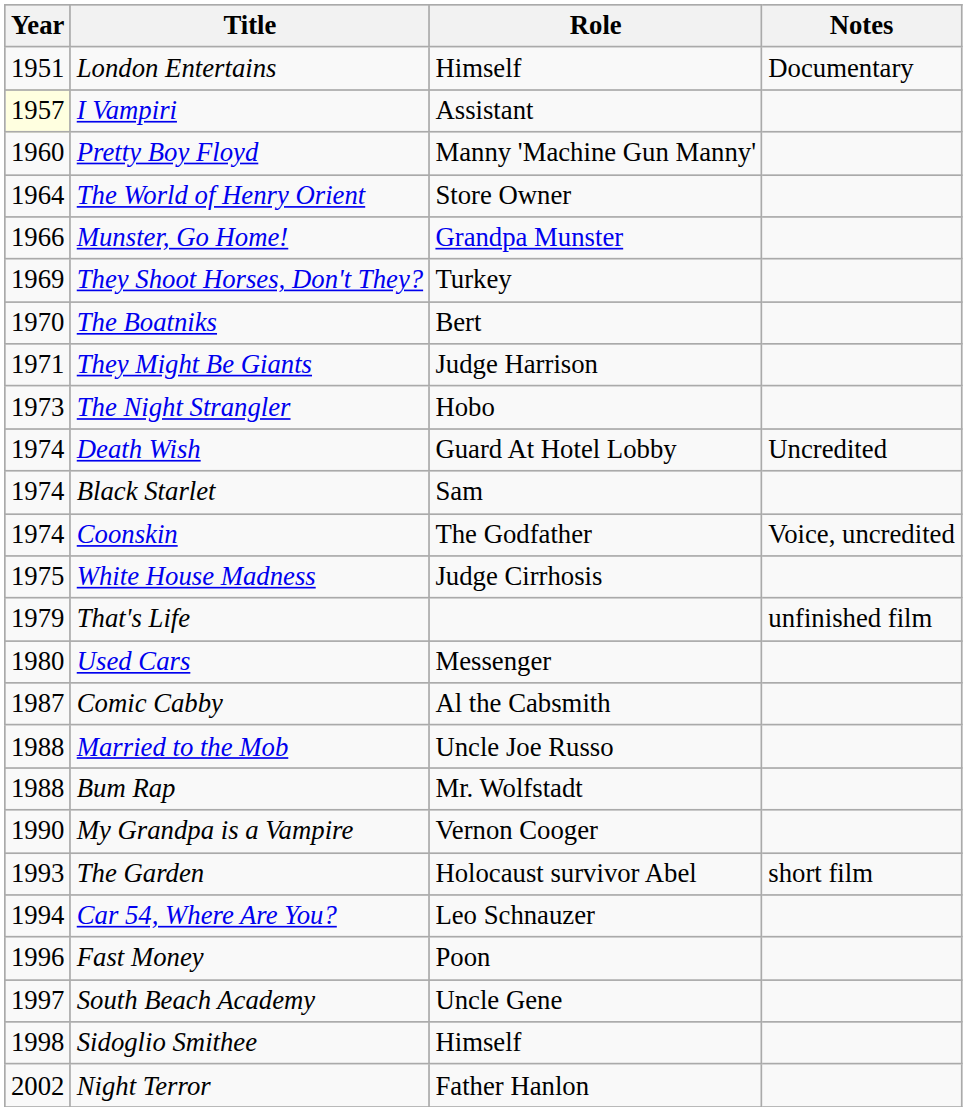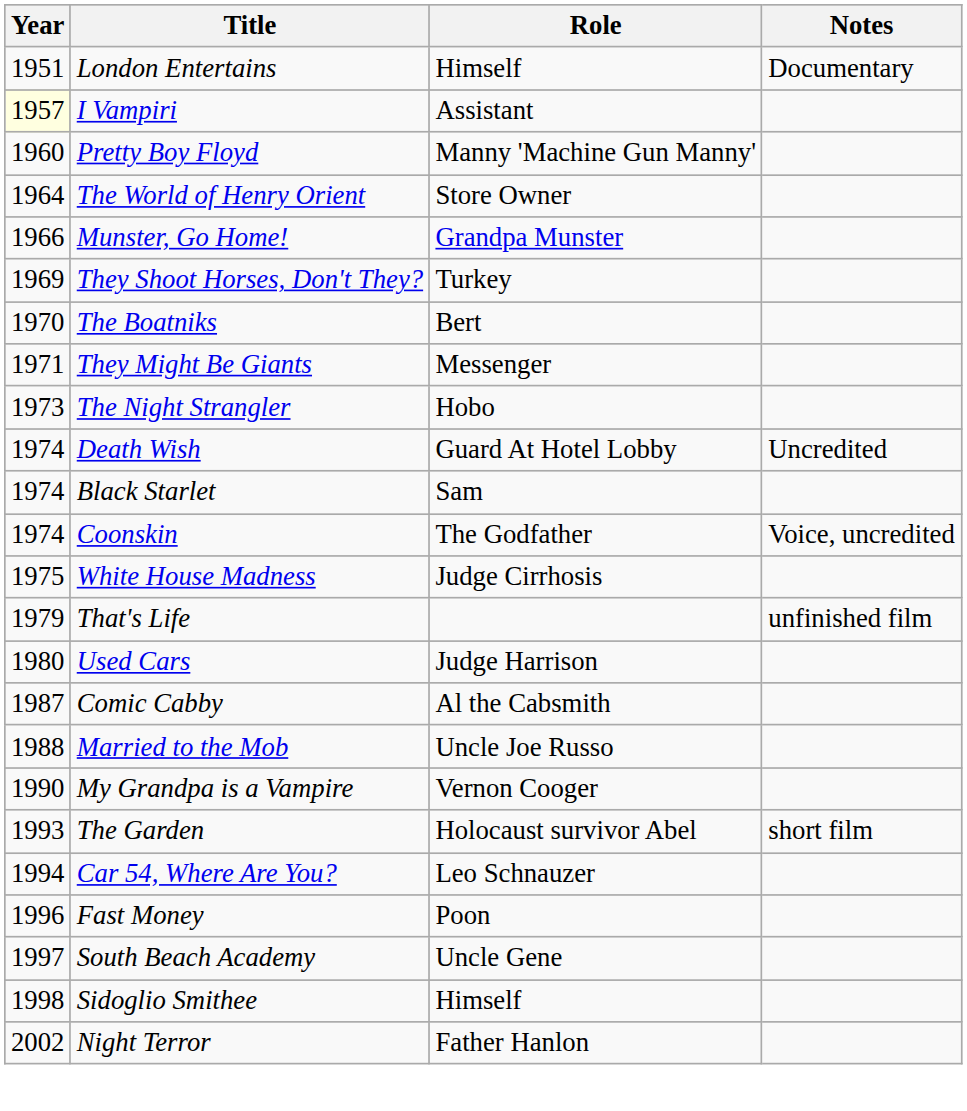(517, 364) Judge Harrison -> (493, 364) Messenger
(493, 661) Messenger -> (517, 661) Judge Harrison
- row: (126, 788)
